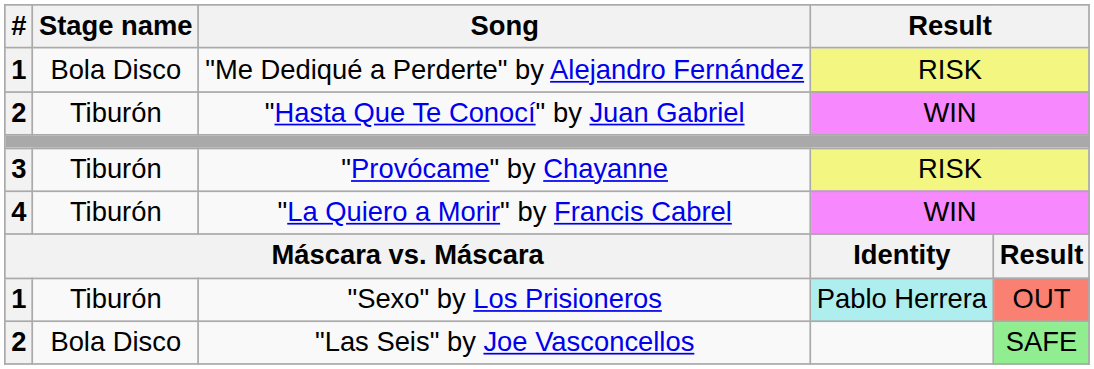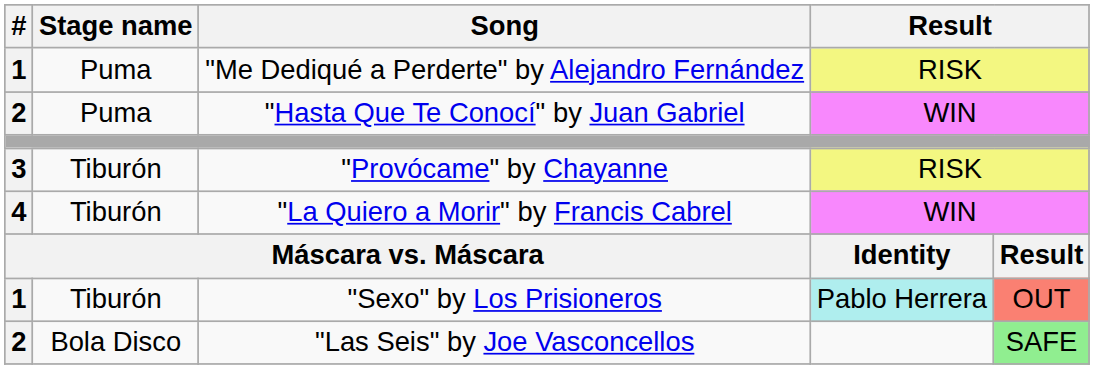(116, 69) Bola Disco -> (116, 69) Puma
(116, 112) Tiburón -> (116, 112) Puma
